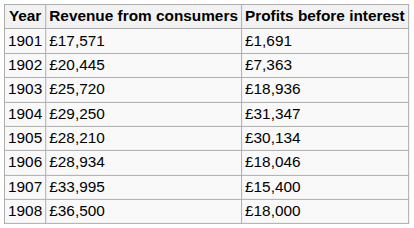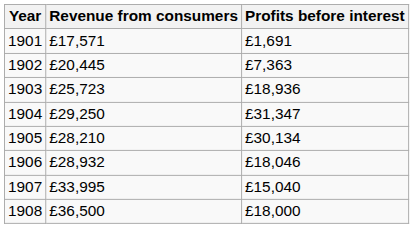(77, 89) £25,720 -> (77, 89) £25,723
(77, 162) £28,934 -> (77, 162) £28,932
(273, 187) £15,400 -> (273, 187) £15,040
